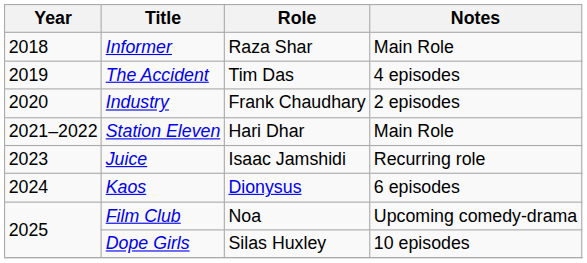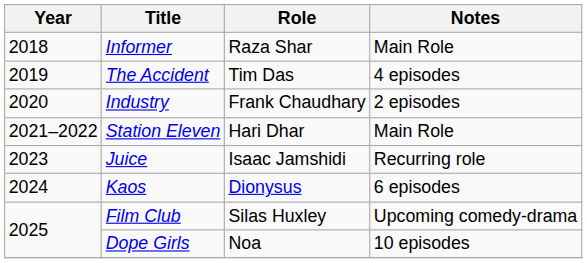(245, 215) Noa -> (277, 215) Silas Huxley
(277, 243) Silas Huxley -> (245, 243) Noa
